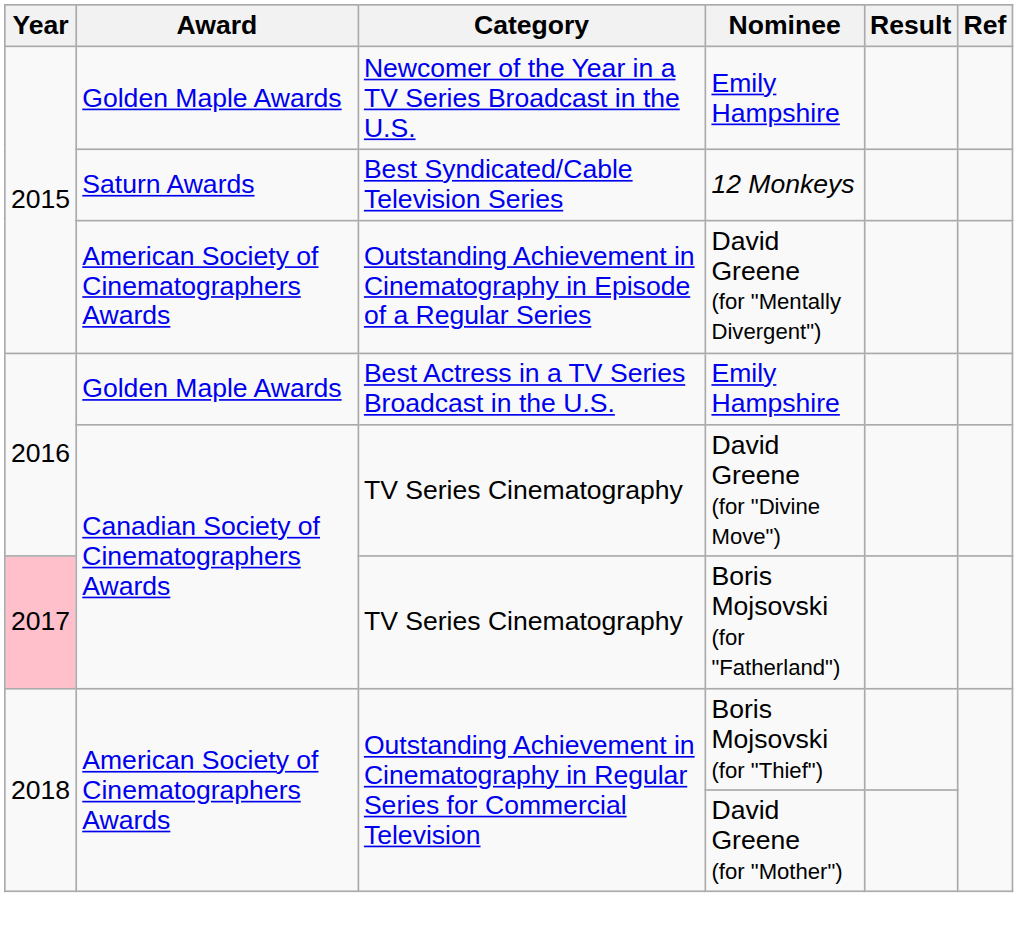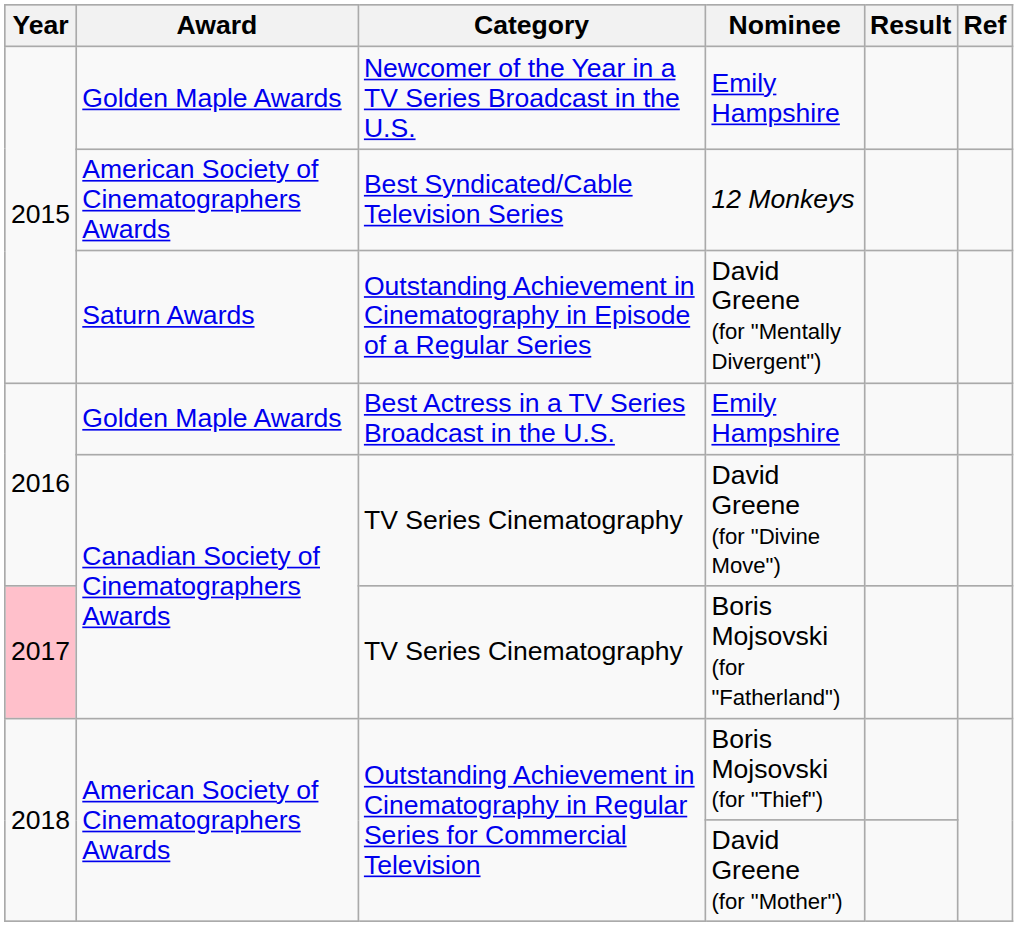(168, 184) Saturn Awards -> (200, 199) American Society of Cinematographers Awards
(200, 286) American Society of Cinematographers Awards -> (168, 316) Saturn Awards
